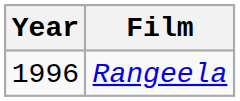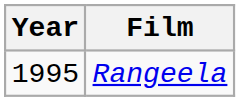(45, 74) 1996 -> (45, 74) 1995
